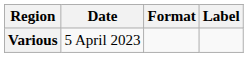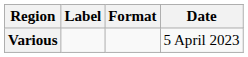columns swapped: (102, 16) <-> (221, 16)
